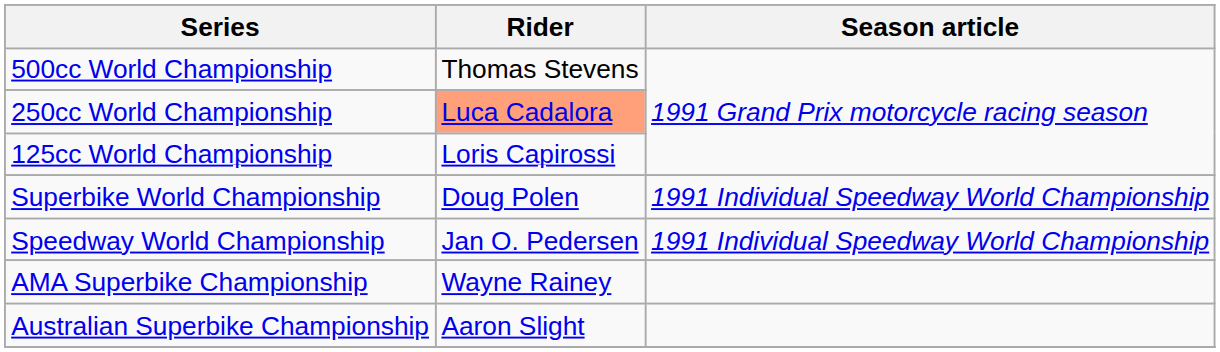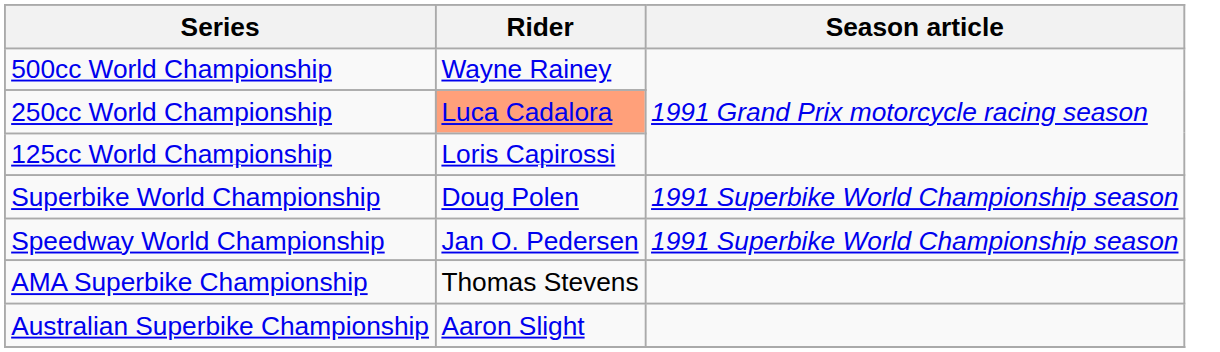(540, 69) Thomas Stevens -> (526, 69) Wayne Rainey
(930, 197) 1991 Individual Speedway World Championship -> (915, 197) 1991 Superbike World Championship season
(930, 239) 1991 Individual Speedway World Championship -> (915, 239) 1991 Superbike World Championship season
(526, 282) Wayne Rainey -> (540, 282) Thomas Stevens
